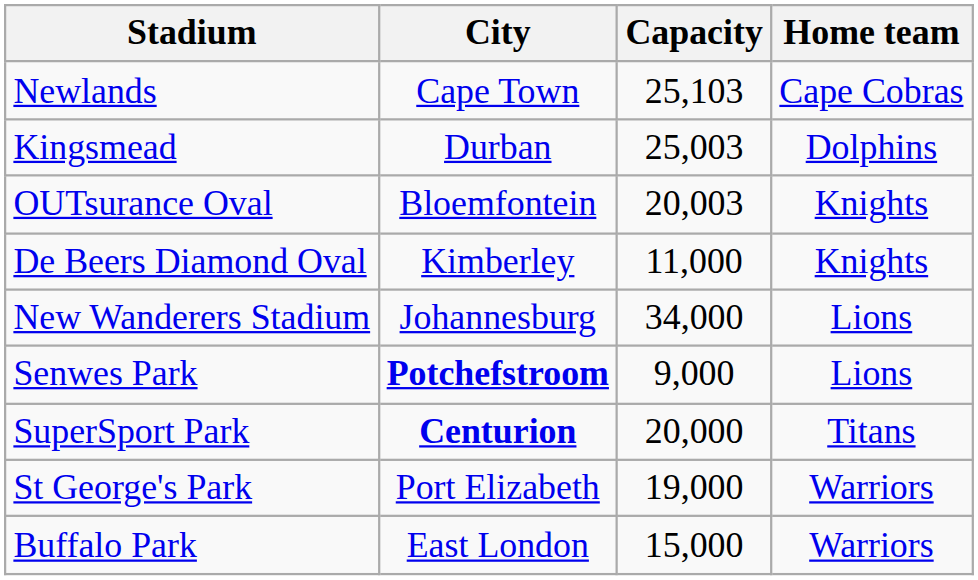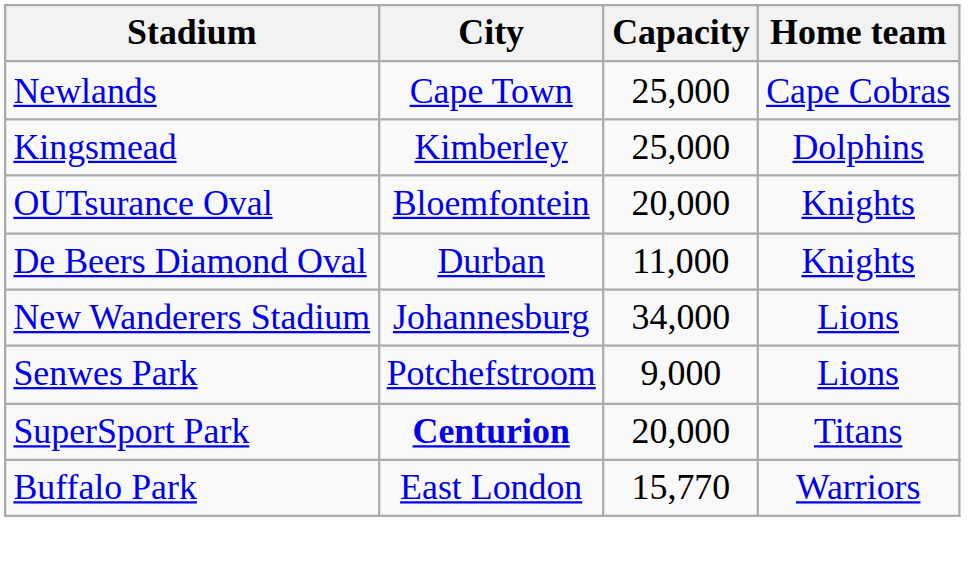(694, 89) 25,103 -> (681, 89) 25,000
(498, 146) Durban -> (491, 146) Kimberley
(694, 146) 25,003 -> (681, 146) 25,000
(694, 203) 20,003 -> (681, 203) 20,000
(498, 260) Kimberley -> (491, 260) Durban
(498, 373) bold -> (491, 373) normal
- row: (133, 487)
(694, 544) 15,000 -> (681, 487) 15,770
